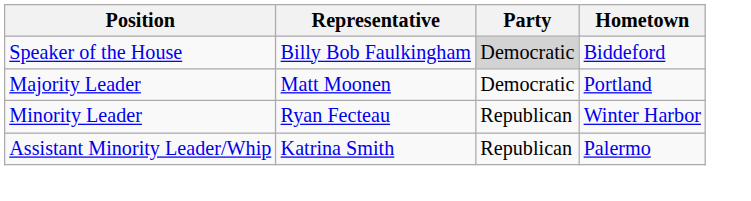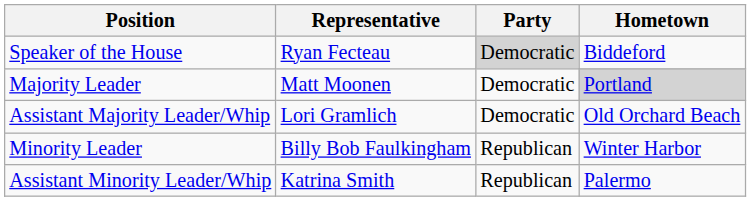(376, 52) Billy Bob Faulkingham -> (335, 52) Ryan Fecteau
(618, 84) no background -> (618, 84) lightgrey background
+ row: (140, 116)
(335, 116) Ryan Fecteau -> (376, 148) Billy Bob Faulkingham
